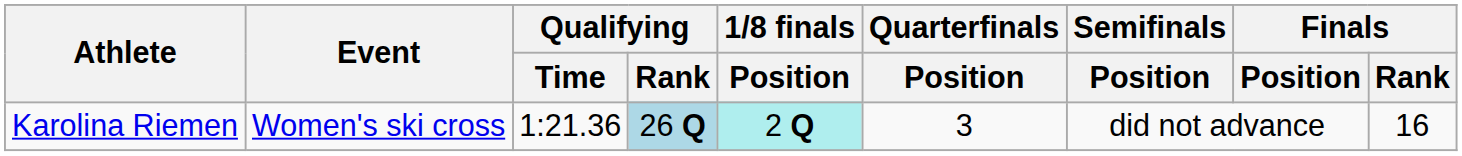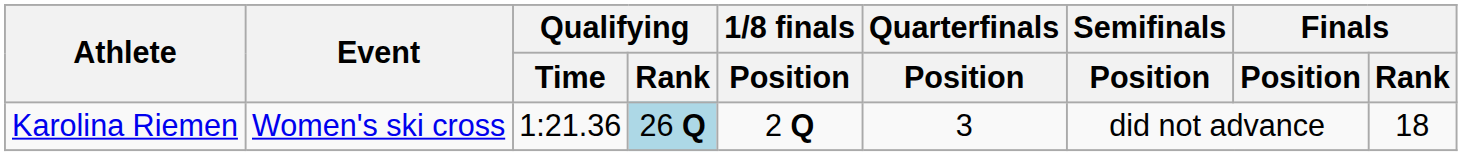(790, 125) paleturquoise background -> (790, 125) no background
(1412, 125) 16 -> (1412, 125) 18
